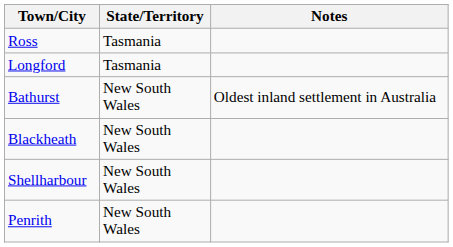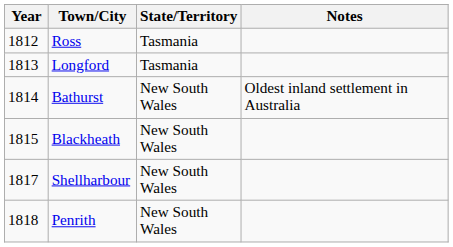+ column: (26, 16)
